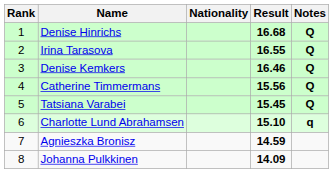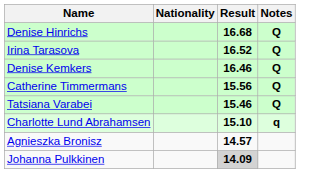- column: (21, 13)
(271, 50) 16.55 -> (238, 50) 16.52
(271, 104) 15.45 -> (238, 104) 15.46
(271, 141) 14.59 -> (238, 141) 14.57
(271, 159) no background -> (238, 159) lightgrey background
